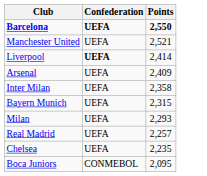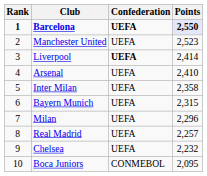+ column: (18, 12)
(161, 27) no background -> (188, 27) lavender background
(161, 42) 2,521 -> (188, 42) 2,523
(161, 73) 2,409 -> (188, 73) 2,410
(161, 118) 2,293 -> (188, 118) 2,296
(161, 149) 2,235 -> (188, 149) 2,232
